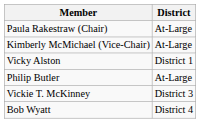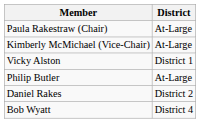- row: (48, 93)
+ row: (34, 93)
